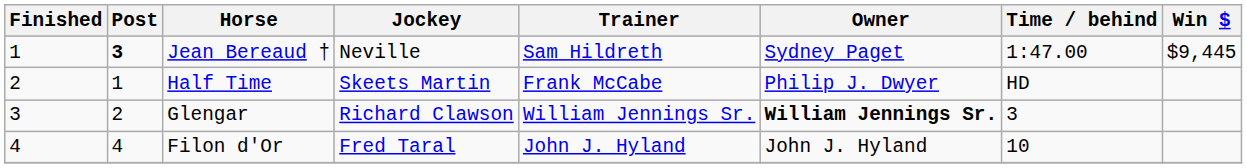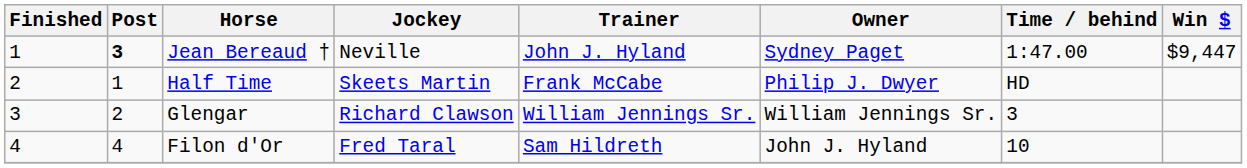(593, 52) Sam Hildreth -> (604, 52) John J. Hyland
(1202, 52) $9,445 -> (1202, 52) $9,447
(881, 115) bold -> (881, 115) normal
(604, 147) John J. Hyland -> (593, 147) Sam Hildreth
